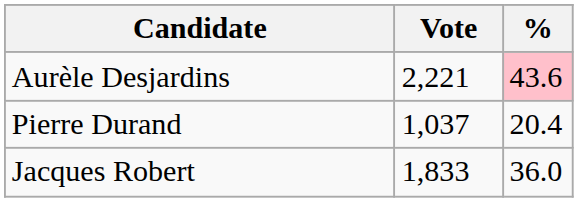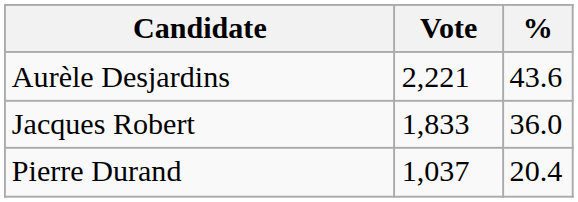(536, 76) pink background -> (536, 76) no background
rows swapped: (103, 171) <-> (97, 123)
